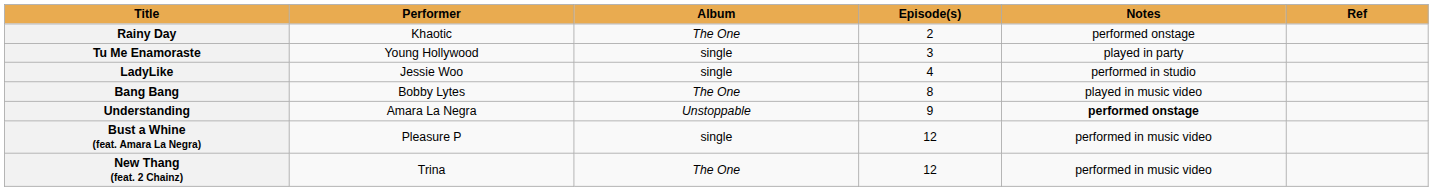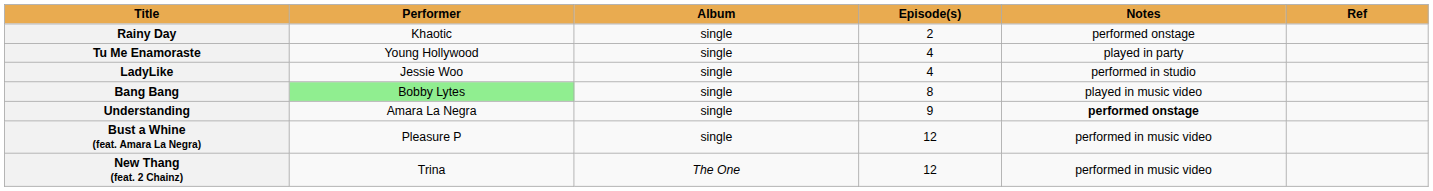(716, 34) The One -> (716, 34) single
(930, 53) 3 -> (930, 53) 4
(432, 92) no background -> (432, 92) lightgreen background
(716, 92) The One -> (716, 92) single
(716, 111) Unstoppable -> (716, 111) single
